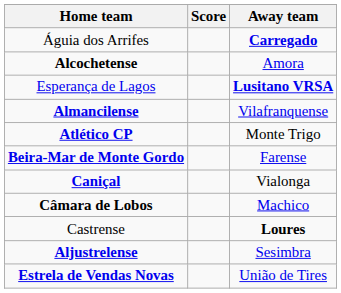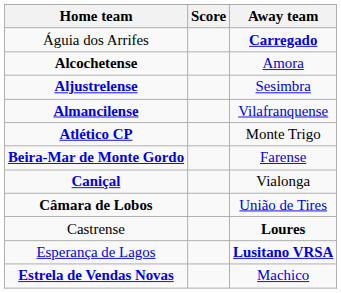rows swapped: (96, 252) <-> (96, 87)
(283, 205) Machico -> (283, 205) União de Tires
(283, 275) União de Tires -> (283, 275) Machico
